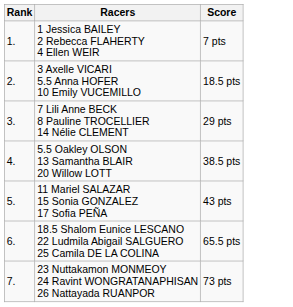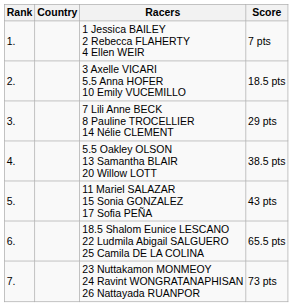+ column: (57, 13)
